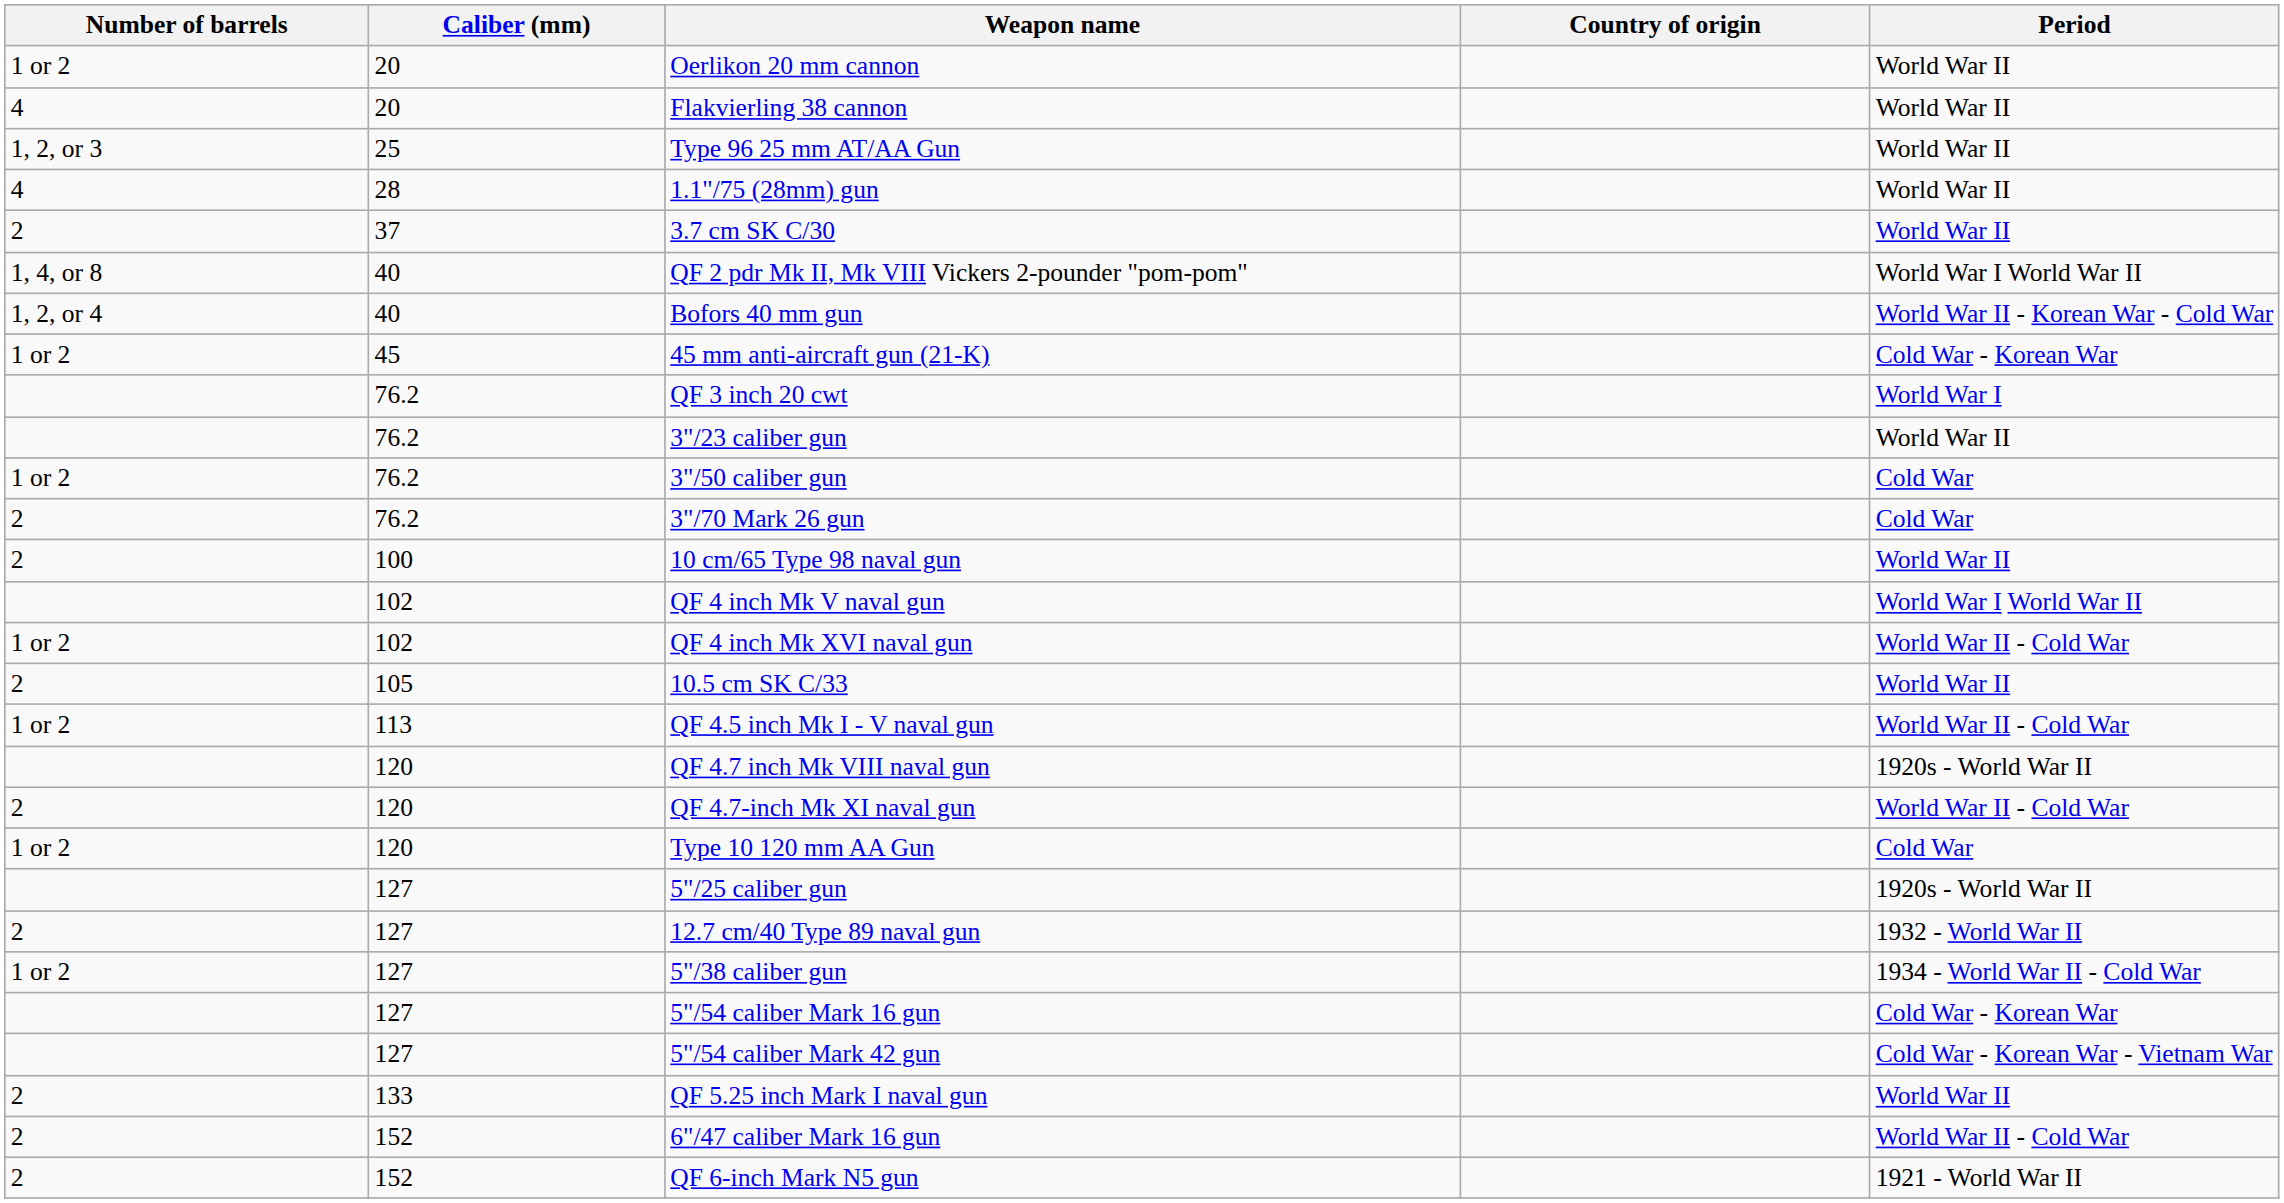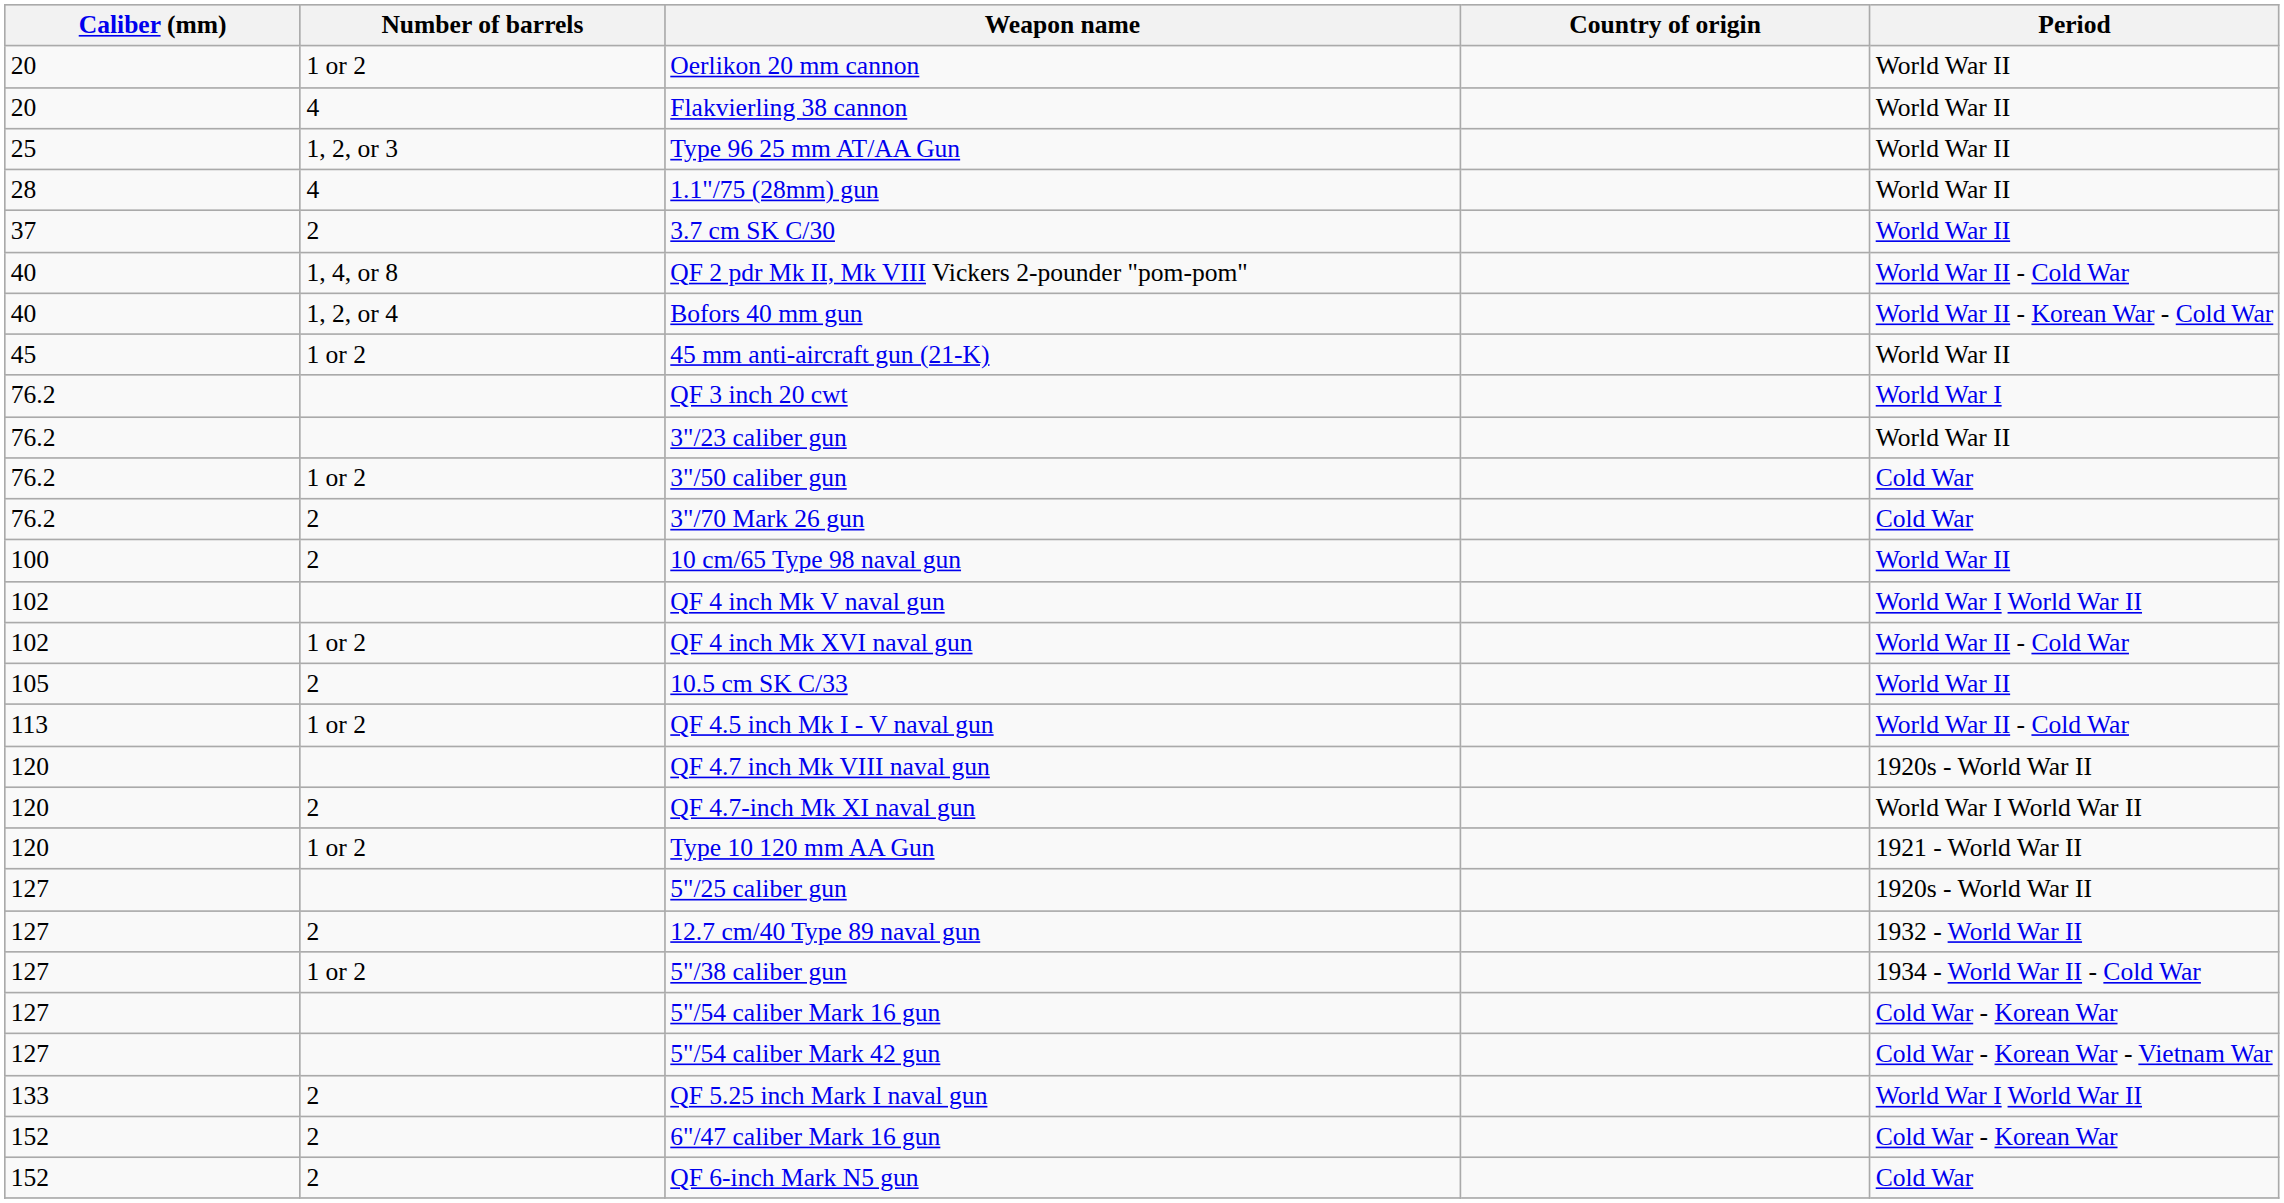columns swapped: (517, 24) <-> (187, 24)
(2009, 271) World War I World War II -> (2002, 271) World War II - Cold War
(1997, 354) Cold War - Korean War -> (1943, 354) World War II
(2002, 806) World War II - Cold War -> (2009, 806) World War I World War II
(1924, 847) Cold War -> (1979, 847) 1921 - World War II
(1943, 1094) World War II -> (2009, 1094) World War I World War II
(2002, 1136) World War II - Cold War -> (1997, 1136) Cold War - Korean War
(1979, 1177) 1921 - World War II -> (1924, 1177) Cold War
